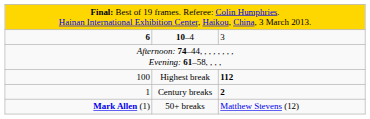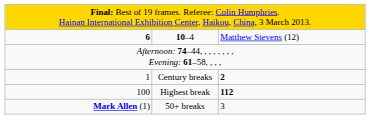(222, 37) 3 -> (260, 37) Matthew Stevens (12)
rows swapped: (185, 77) <-> (185, 92)
(260, 106) Matthew Stevens (12) -> (222, 106) 3
